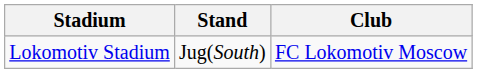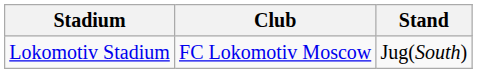columns swapped: (371, 20) <-> (222, 20)
